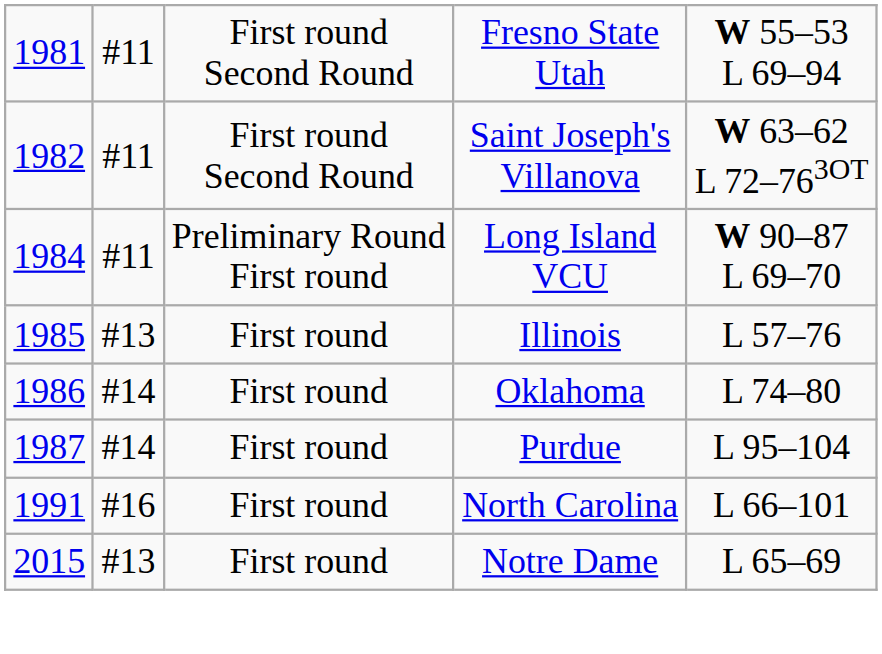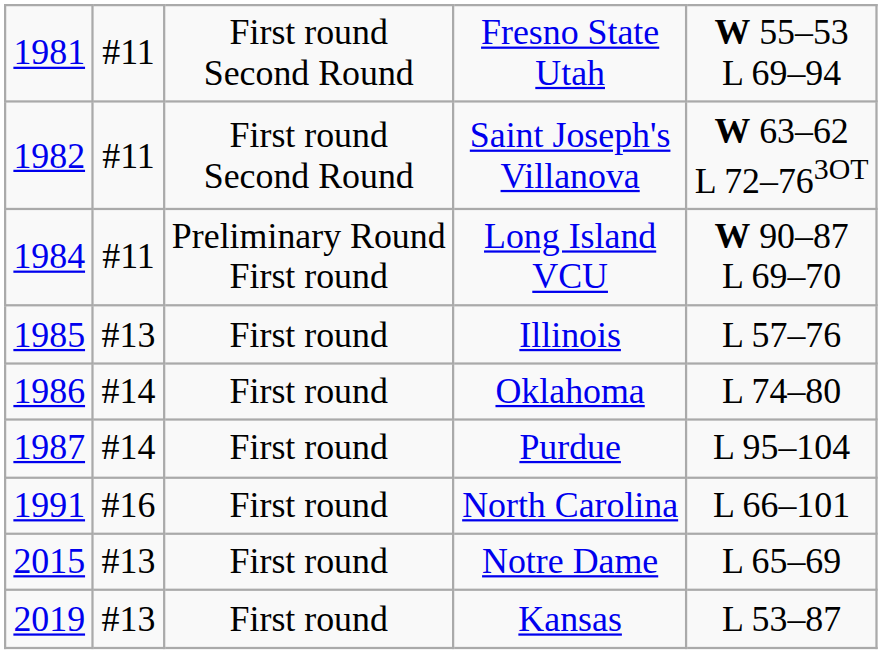+ row: (570, 618)
